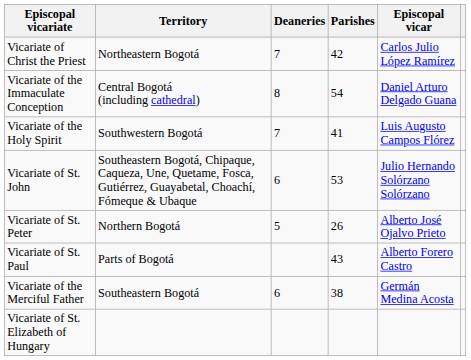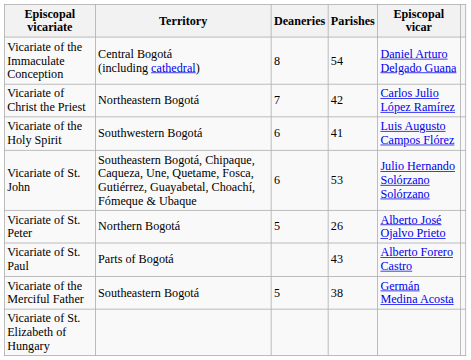rows swapped: (45, 93) <-> (46, 53)
(277, 133) 7 -> (277, 133) 6
(277, 292) 6 -> (277, 292) 5
